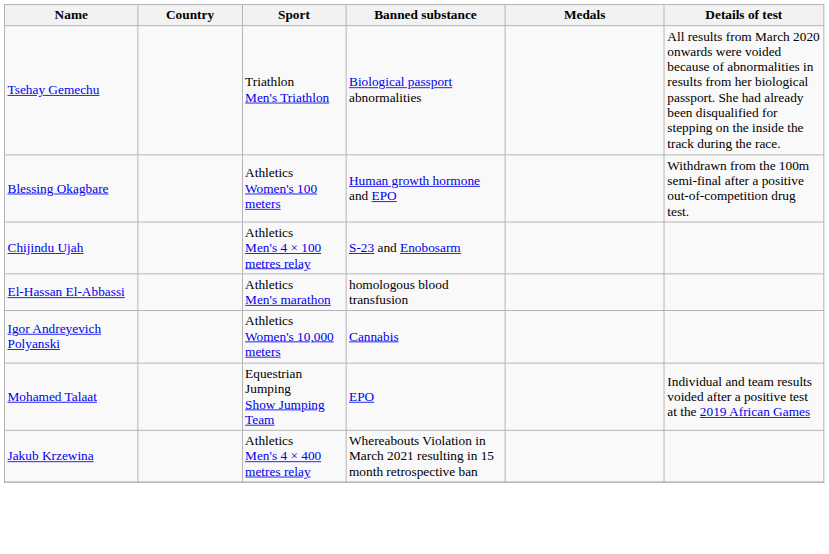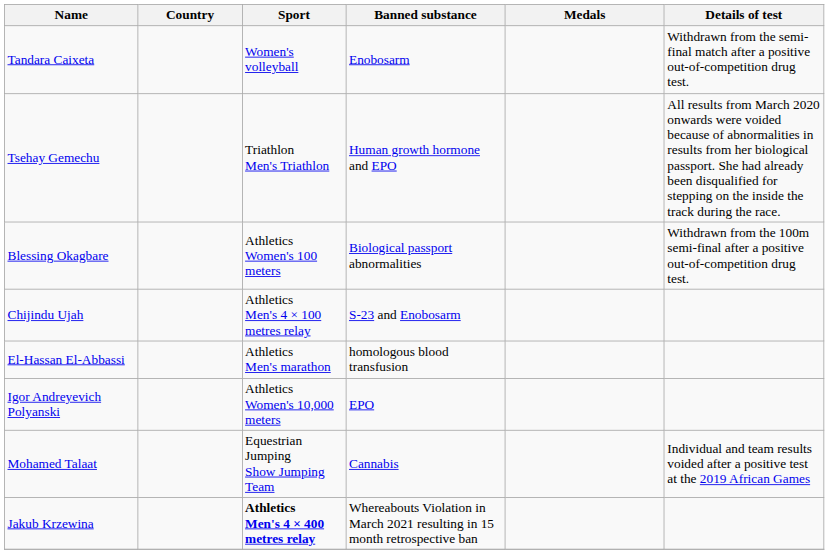+ row: (51, 59)
(401, 89) Biological passport abnormalities -> (414, 157) Human growth hormone and EPO
(414, 187) Human growth hormone and EPO -> (401, 255) Biological passport abnormalities
(374, 336) Cannabis -> (362, 403) EPO
(362, 396) EPO -> (374, 463) Cannabis
(283, 455) normal -> (285, 523) bold
